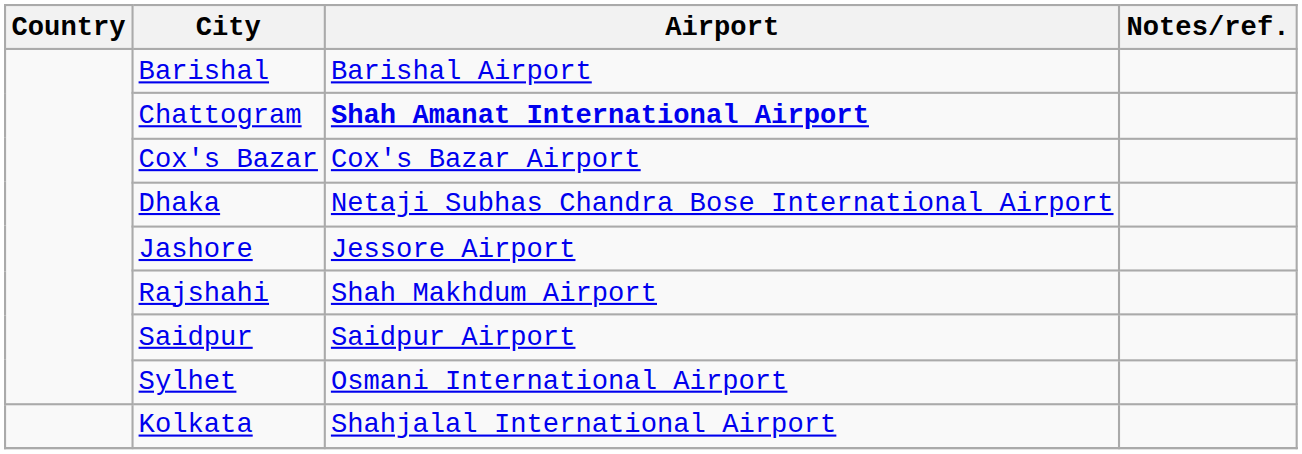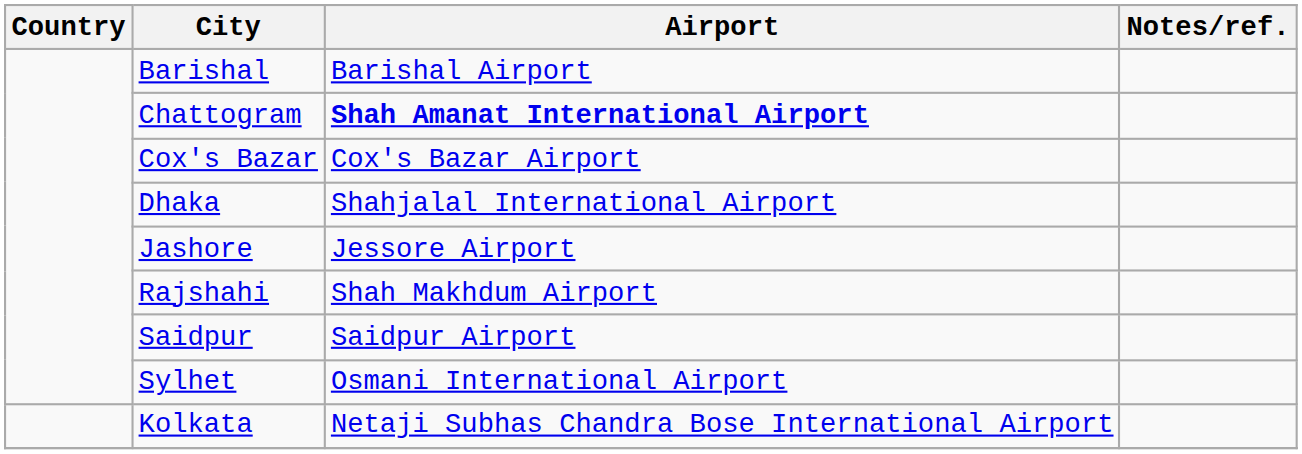(722, 204) Netaji Subhas Chandra Bose International Airport -> (584, 204) Shahjalal International Airport
(584, 426) Shahjalal International Airport -> (722, 426) Netaji Subhas Chandra Bose International Airport
